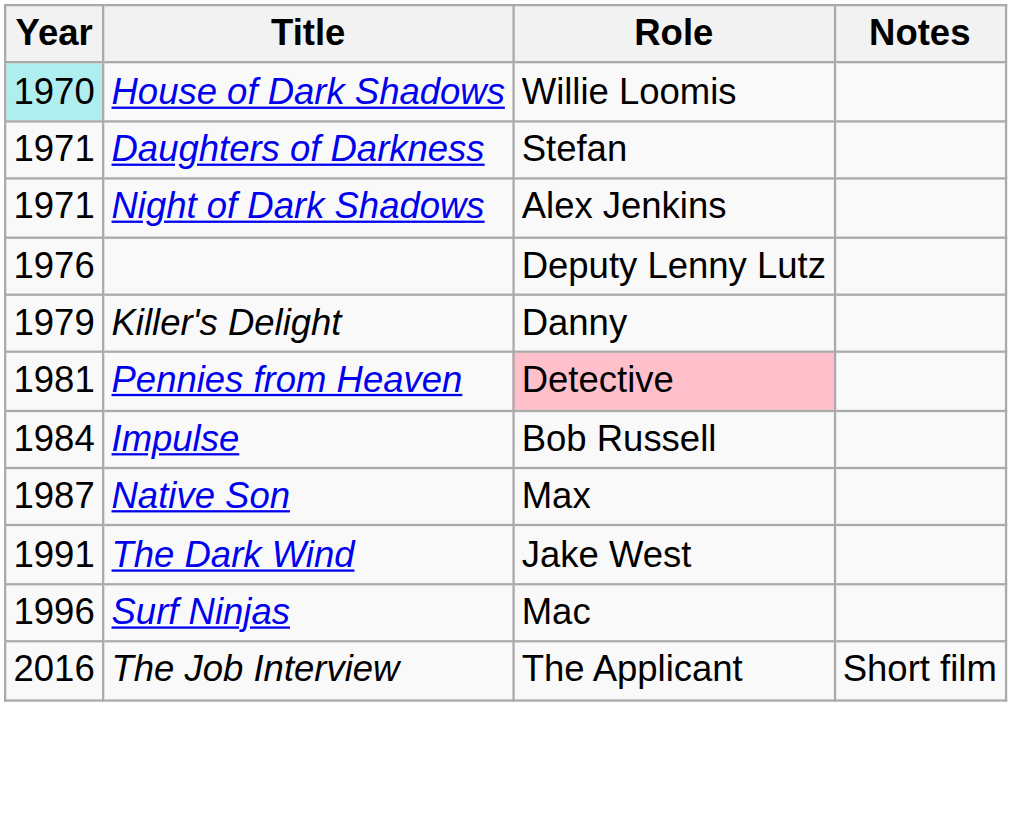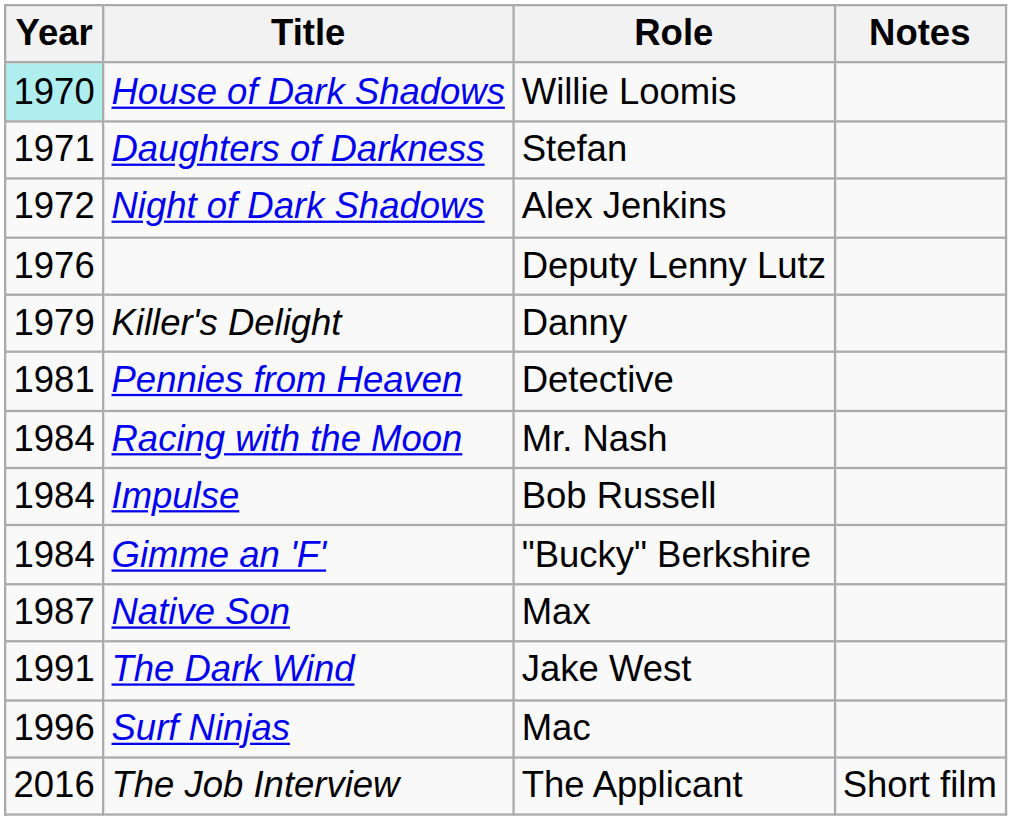(54, 206) 1971 -> (54, 206) 1972
(598, 380) pink background -> (598, 380) no background
+ row: (287, 438)
+ row: (219, 554)
